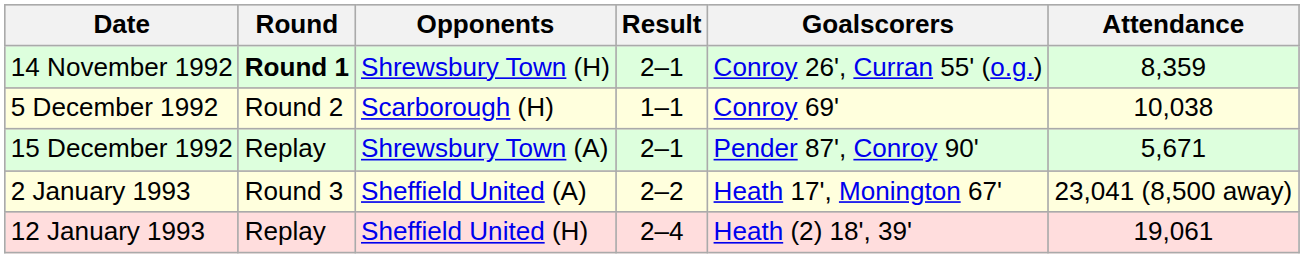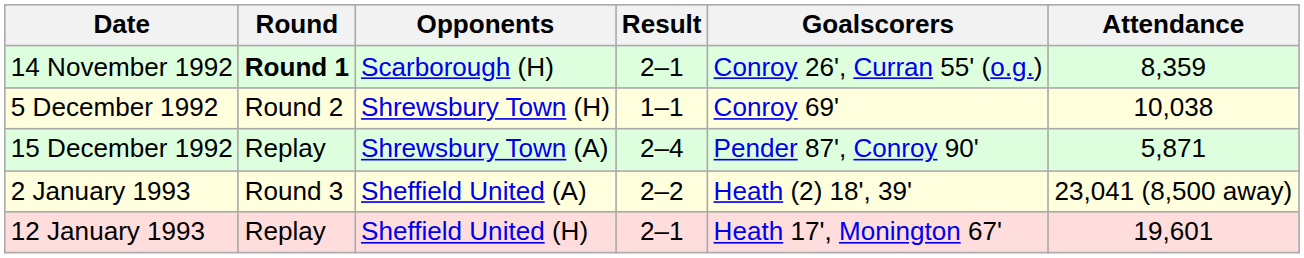(485, 66) Shrewsbury Town (H) -> (457, 66) Scarborough (H)
(457, 107) Scarborough (H) -> (485, 107) Shrewsbury Town (H)
(662, 149) 2–1 -> (662, 149) 2–4
(1173, 149) 5,671 -> (1173, 149) 5,871
(858, 190) Heath 17', Monington 67' -> (813, 190) Heath (2) 18', 39'
(662, 231) 2–4 -> (662, 231) 2–1
(813, 231) Heath (2) 18', 39' -> (858, 231) Heath 17', Monington 67'
(1173, 231) 19,061 -> (1173, 231) 19,601
